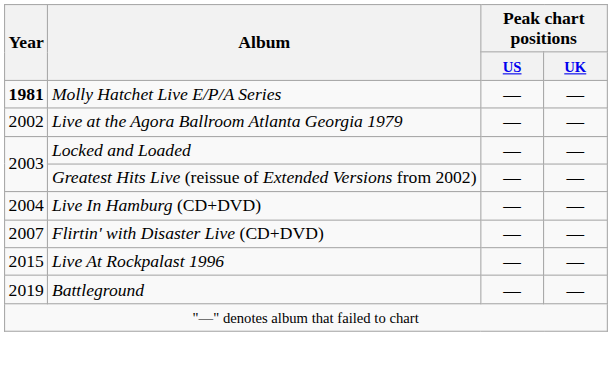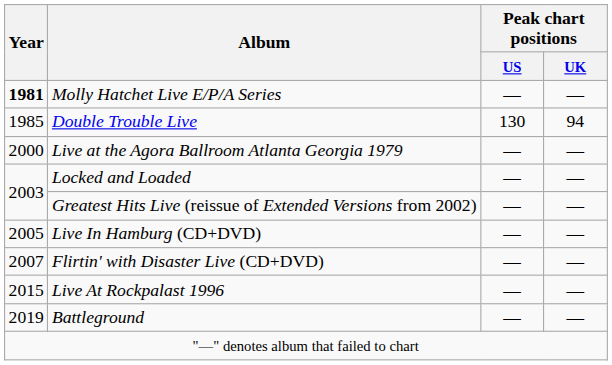+ row: (124, 121)
(26, 121) 2002 -> (26, 149) 2000
(26, 205) 2004 -> (26, 233) 2005
